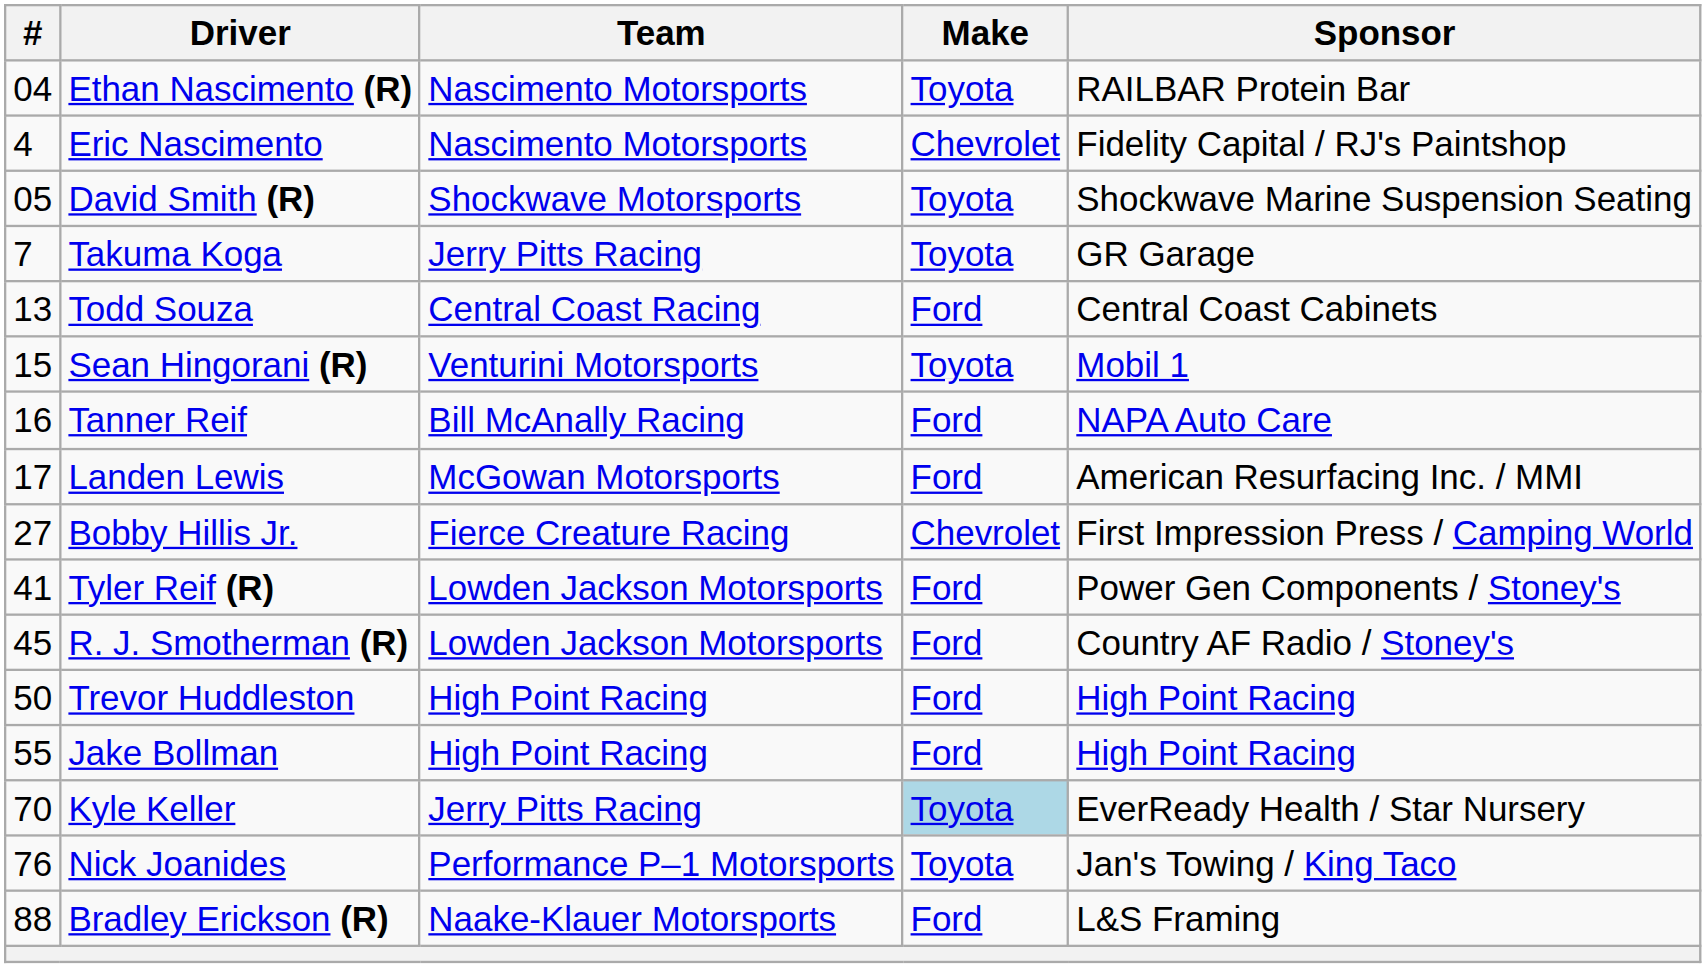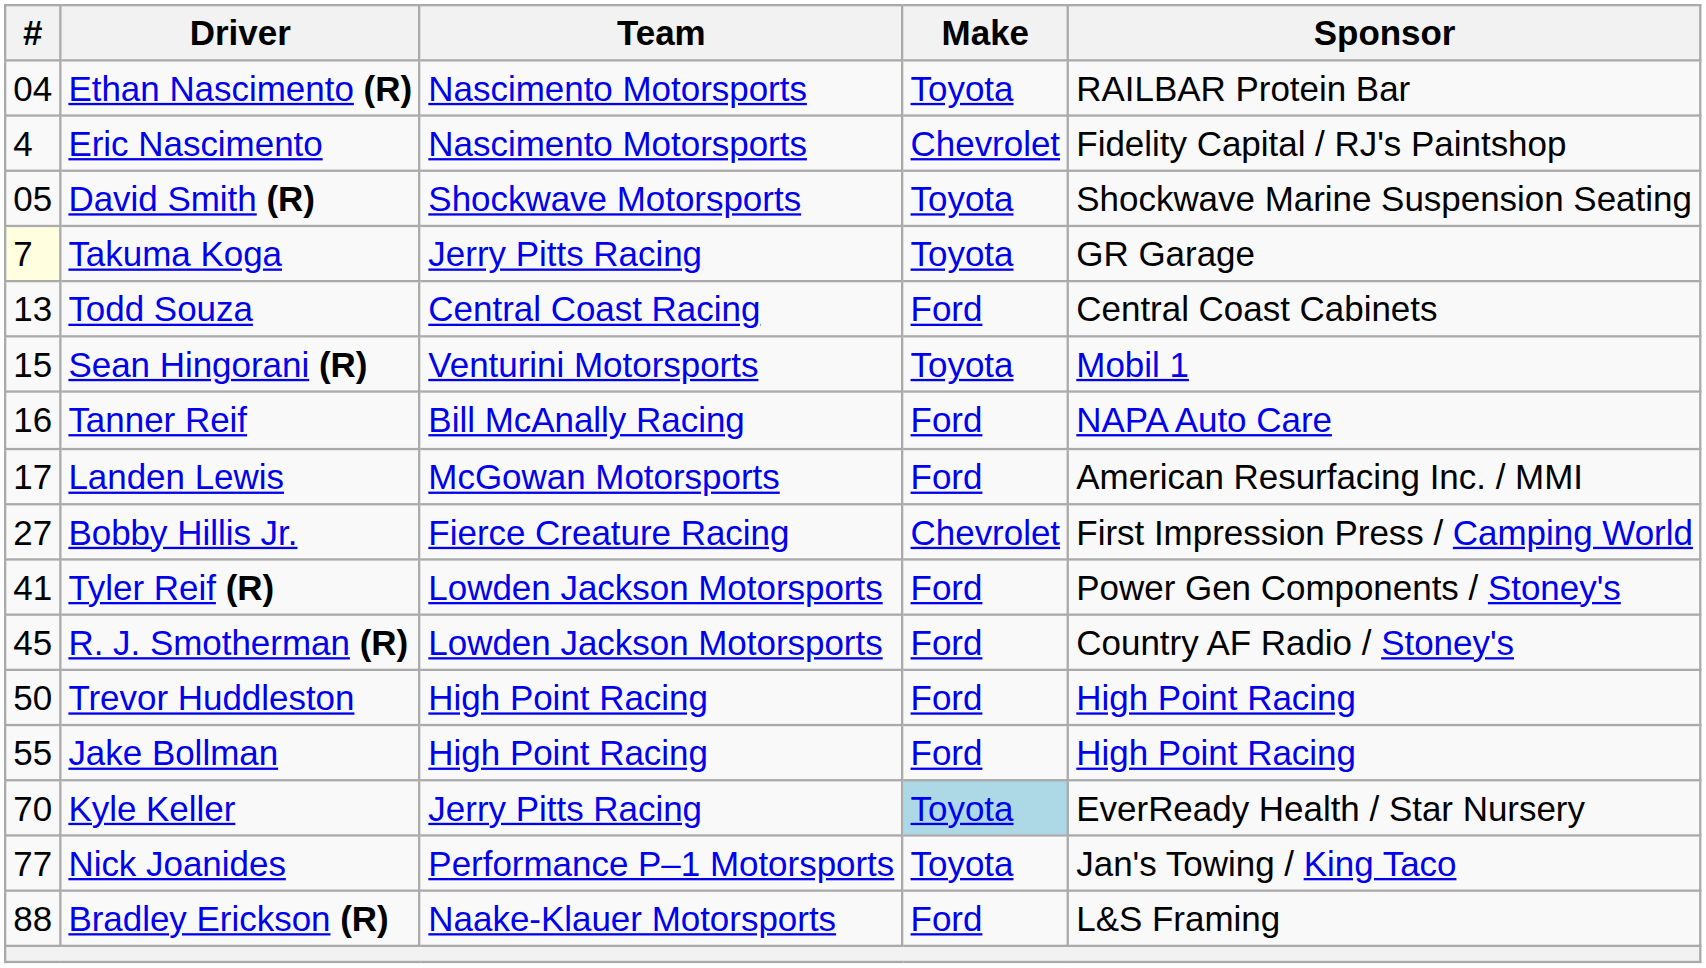(23, 254) no background -> (23, 254) lightyellow background
(33, 863) 76 -> (33, 863) 77
